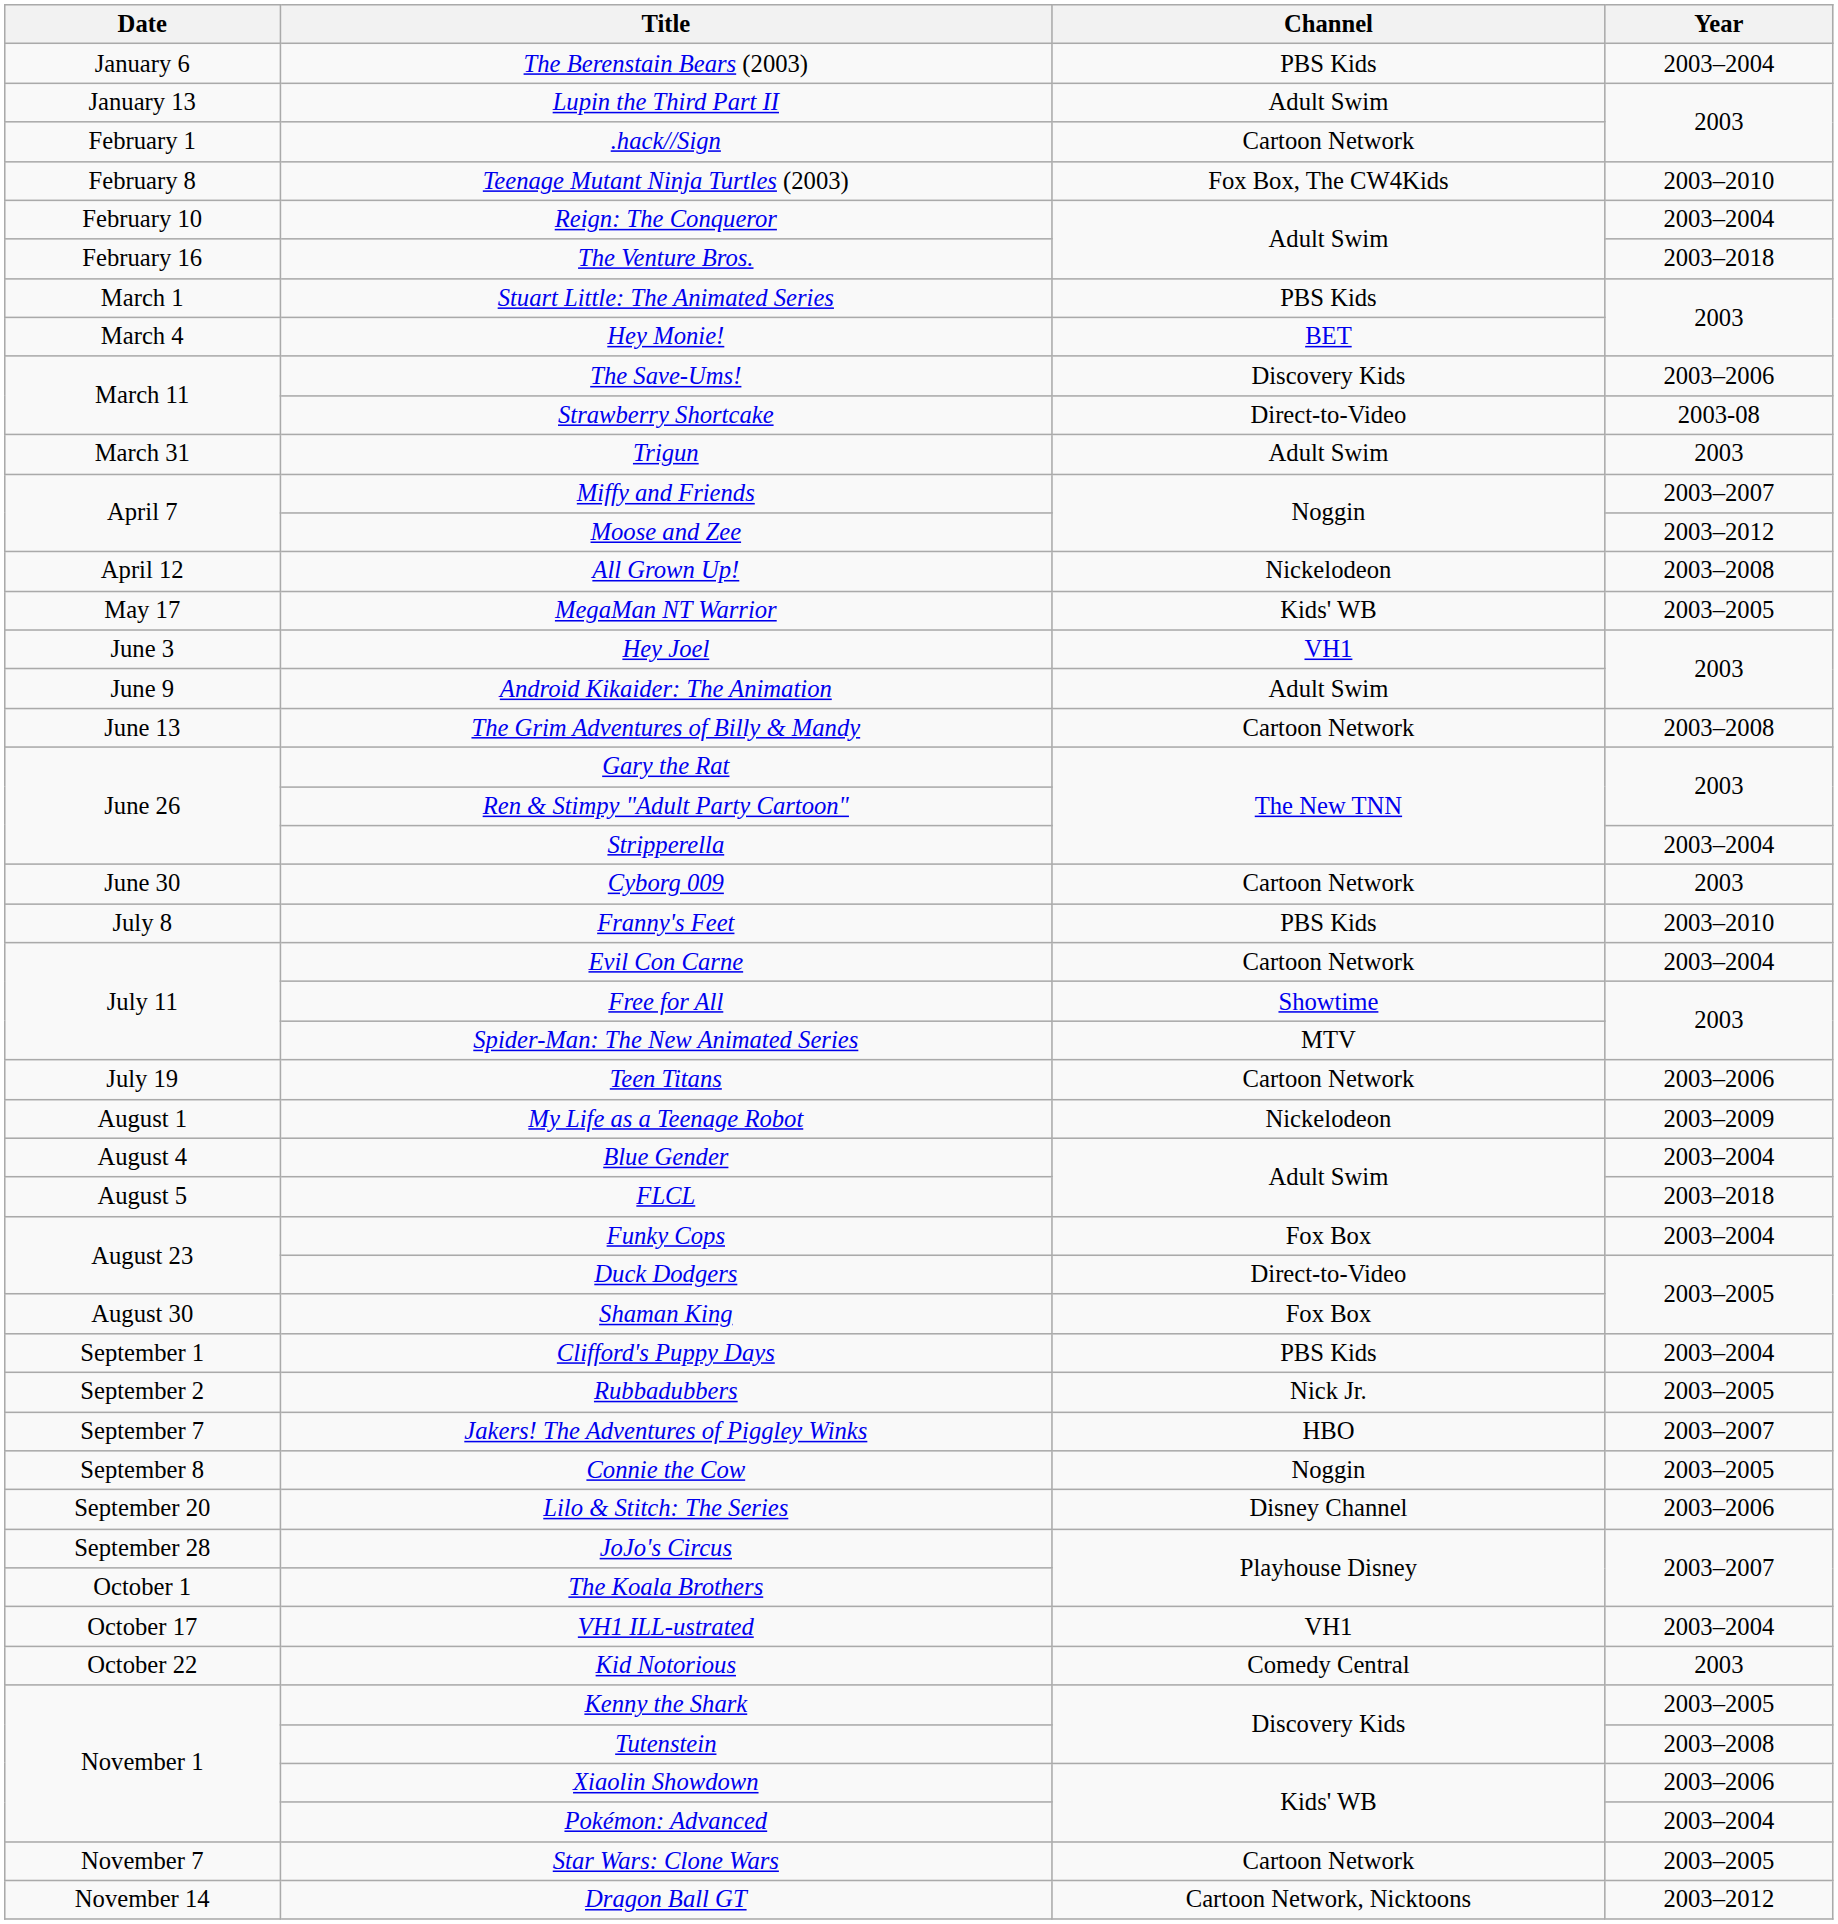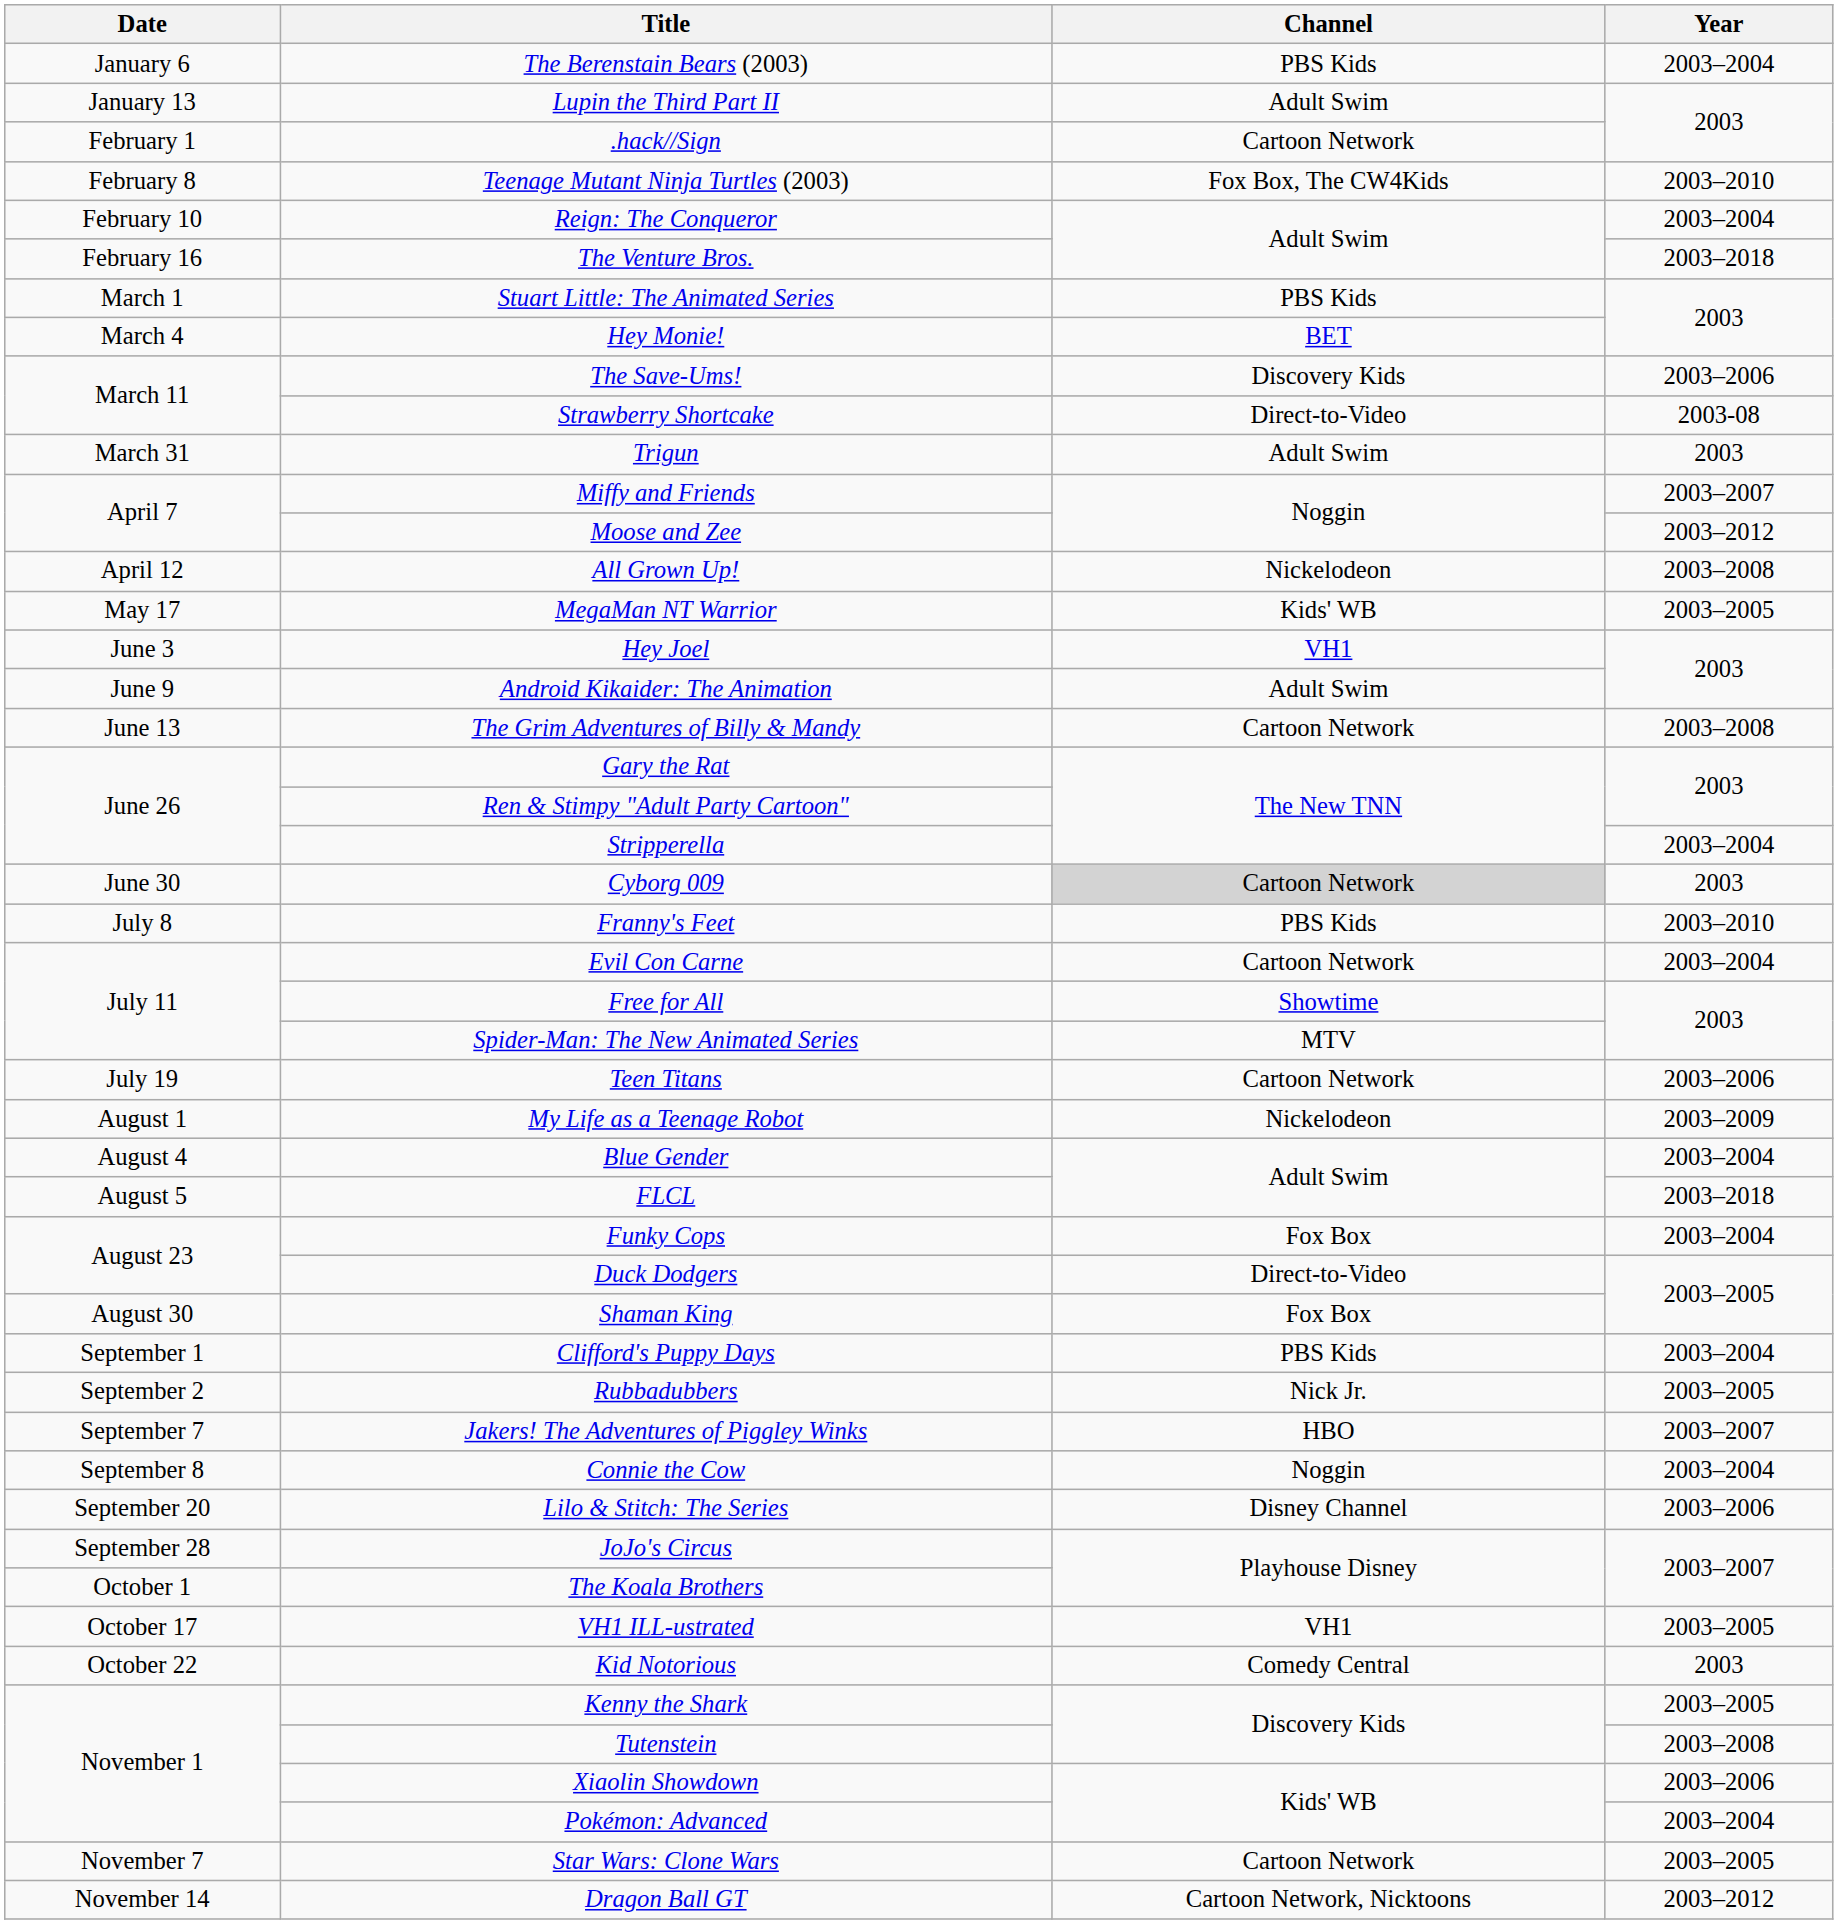(1328, 883) no background -> (1328, 883) lightgrey background
(1719, 1469) 2003–2005 -> (1719, 1469) 2003–2004
(1719, 1626) 2003–2004 -> (1719, 1626) 2003–2005
